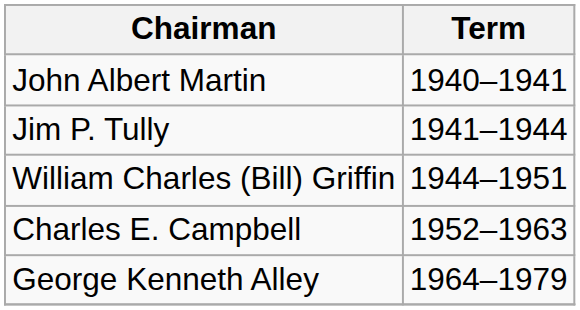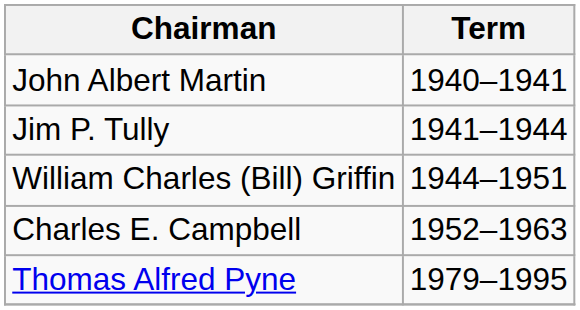- row: (166, 279)
+ row: (154, 279)
